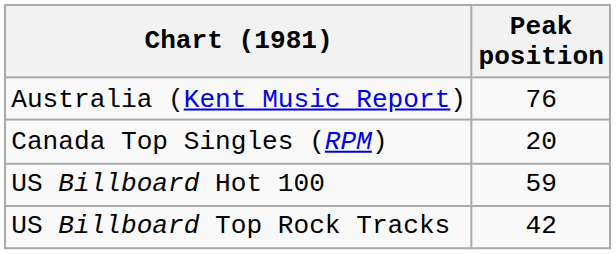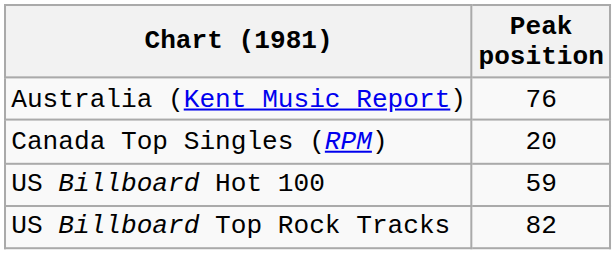(541, 227) 42 -> (541, 227) 82
